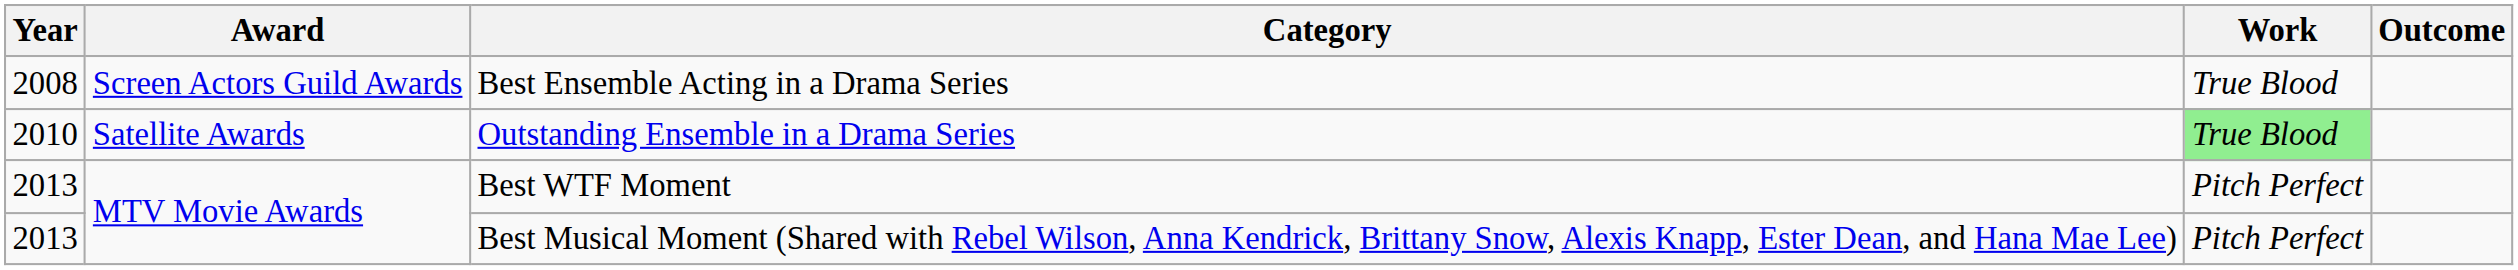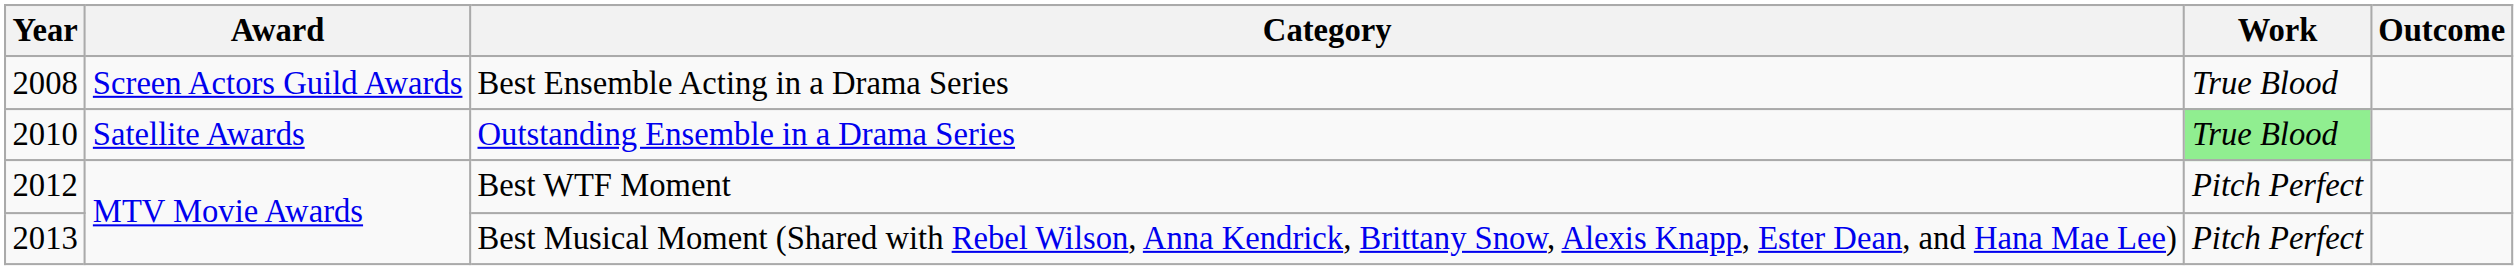(45, 185) 2013 -> (45, 185) 2012
